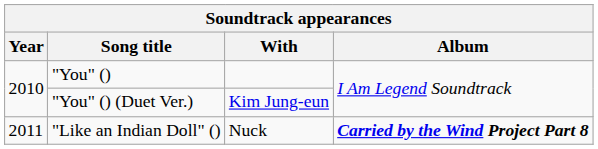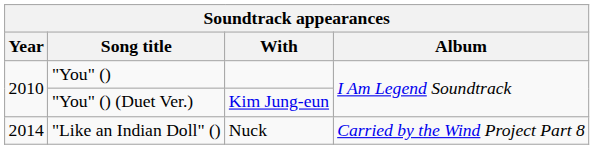(26, 130) 2011 -> (26, 130) 2014
(463, 130) bold -> (461, 130) normal
